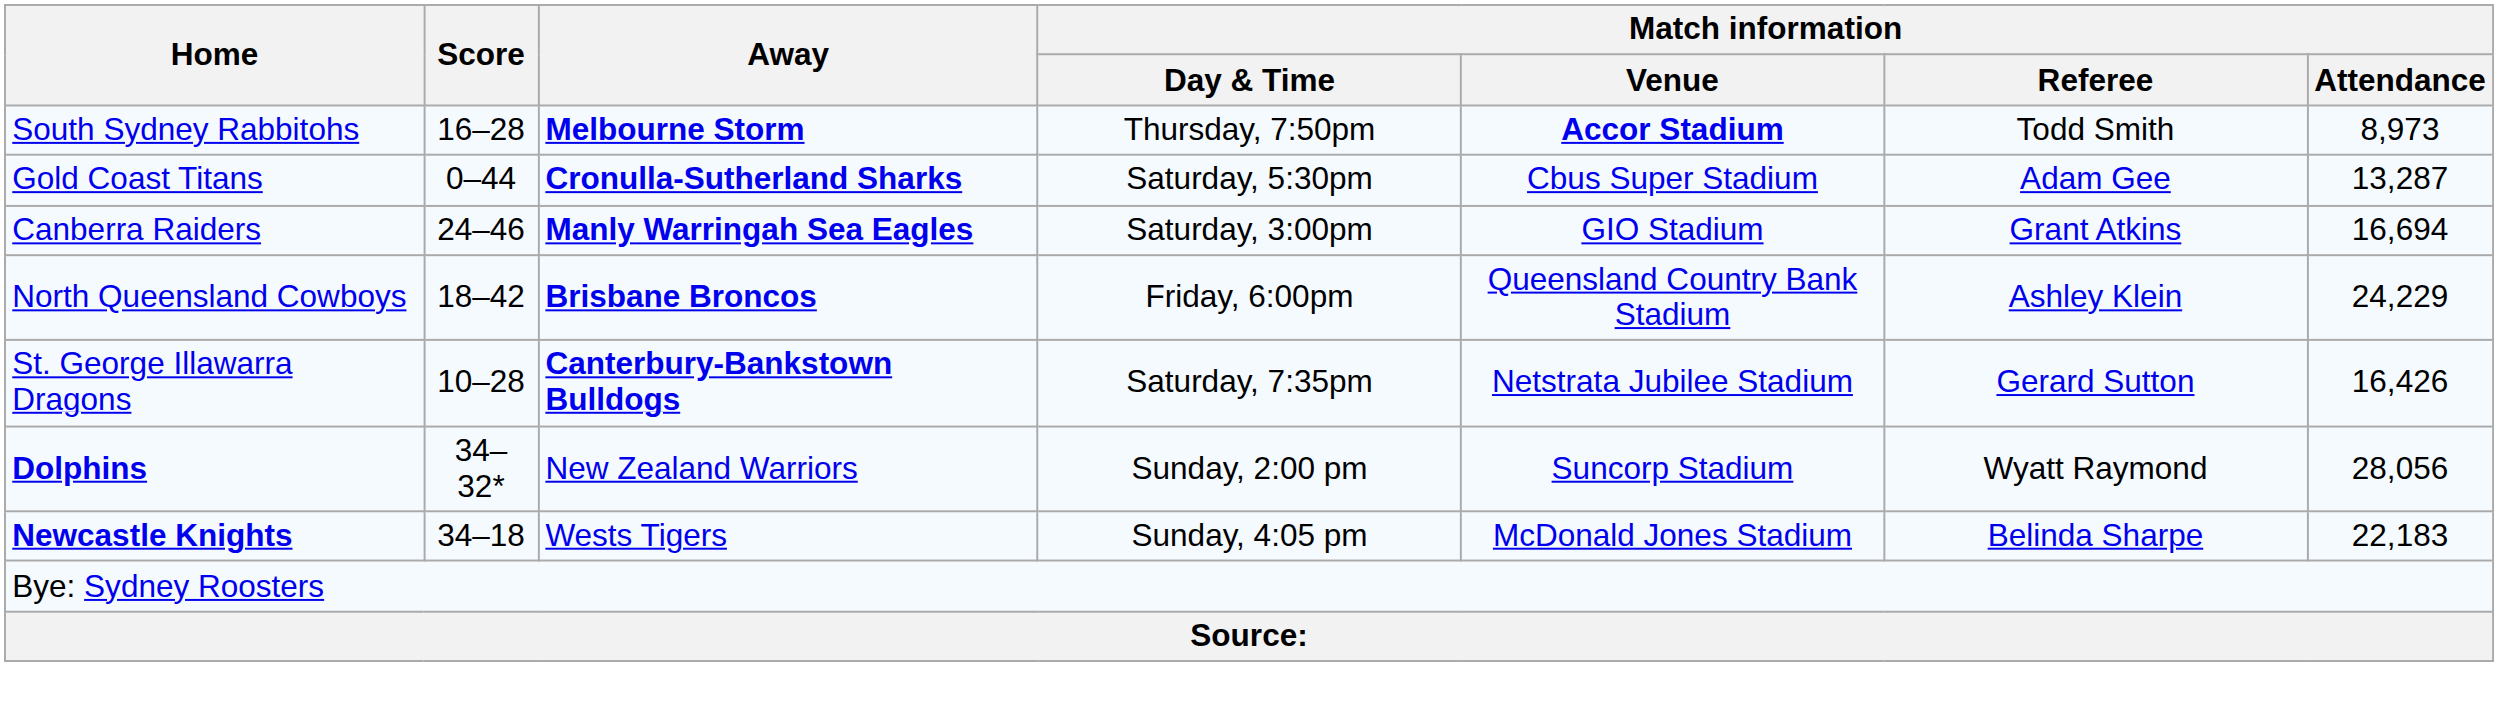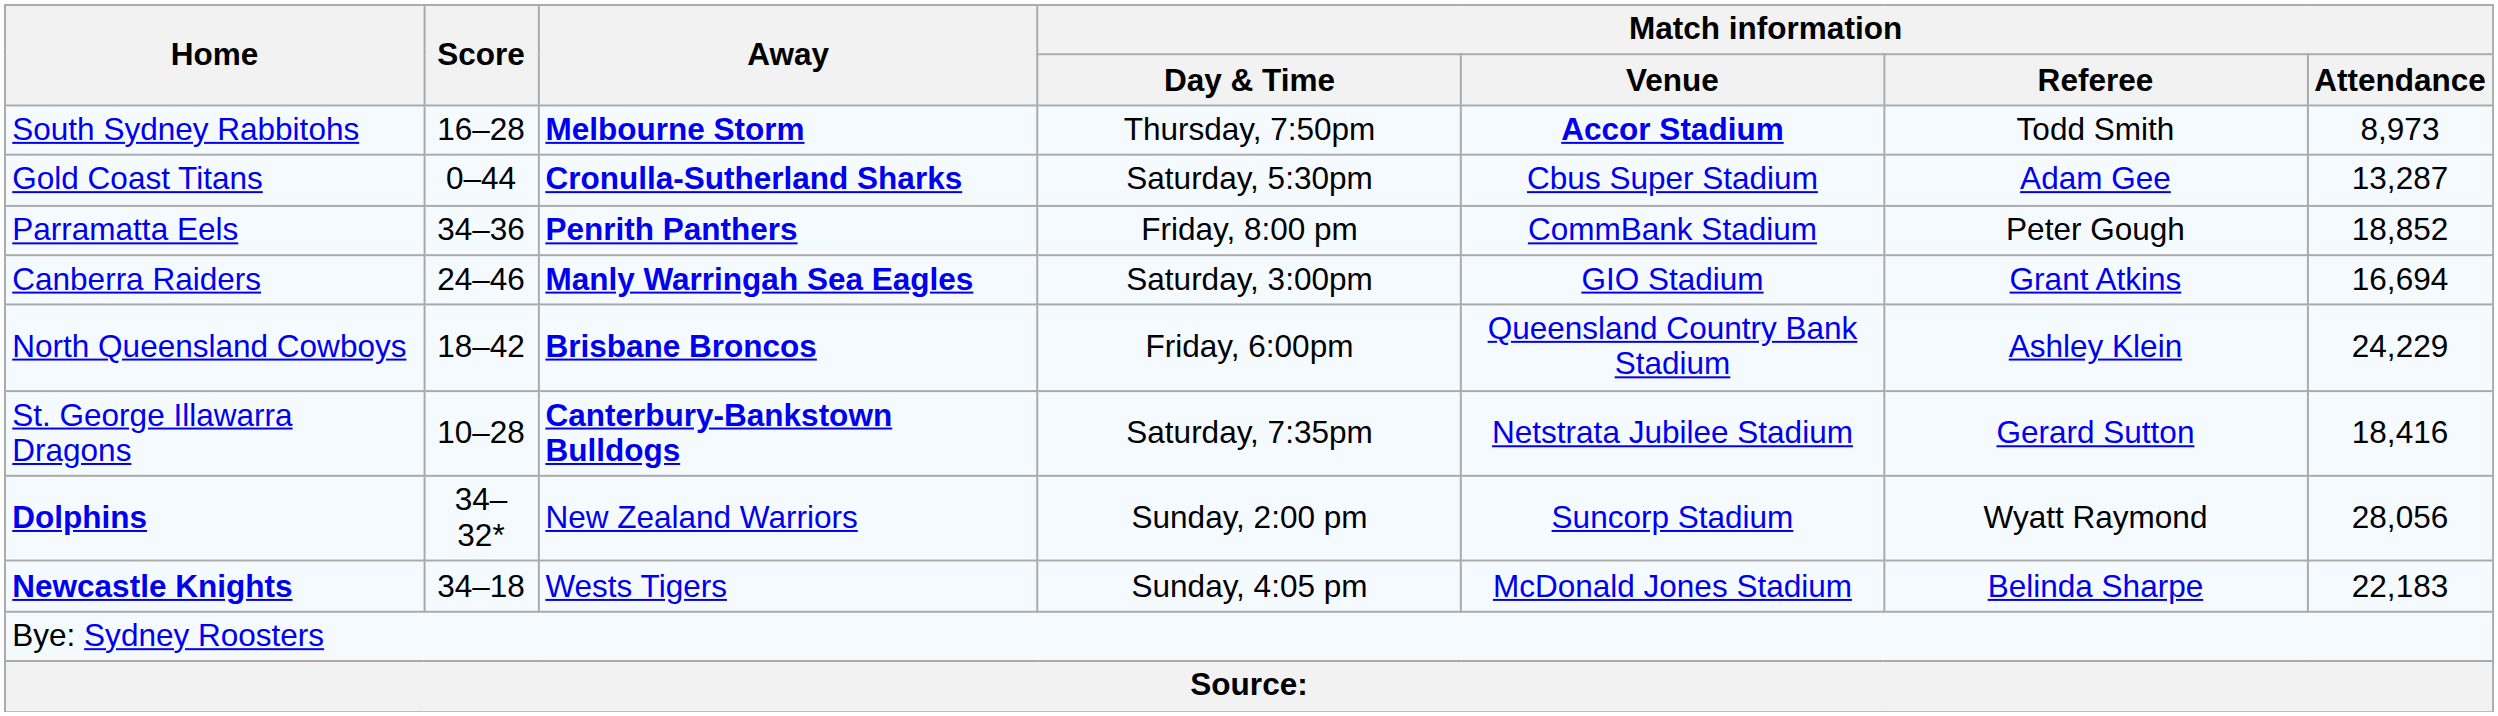+ row: (125, 229)
(2400, 382) 16,426 -> (2400, 432) 18,416
